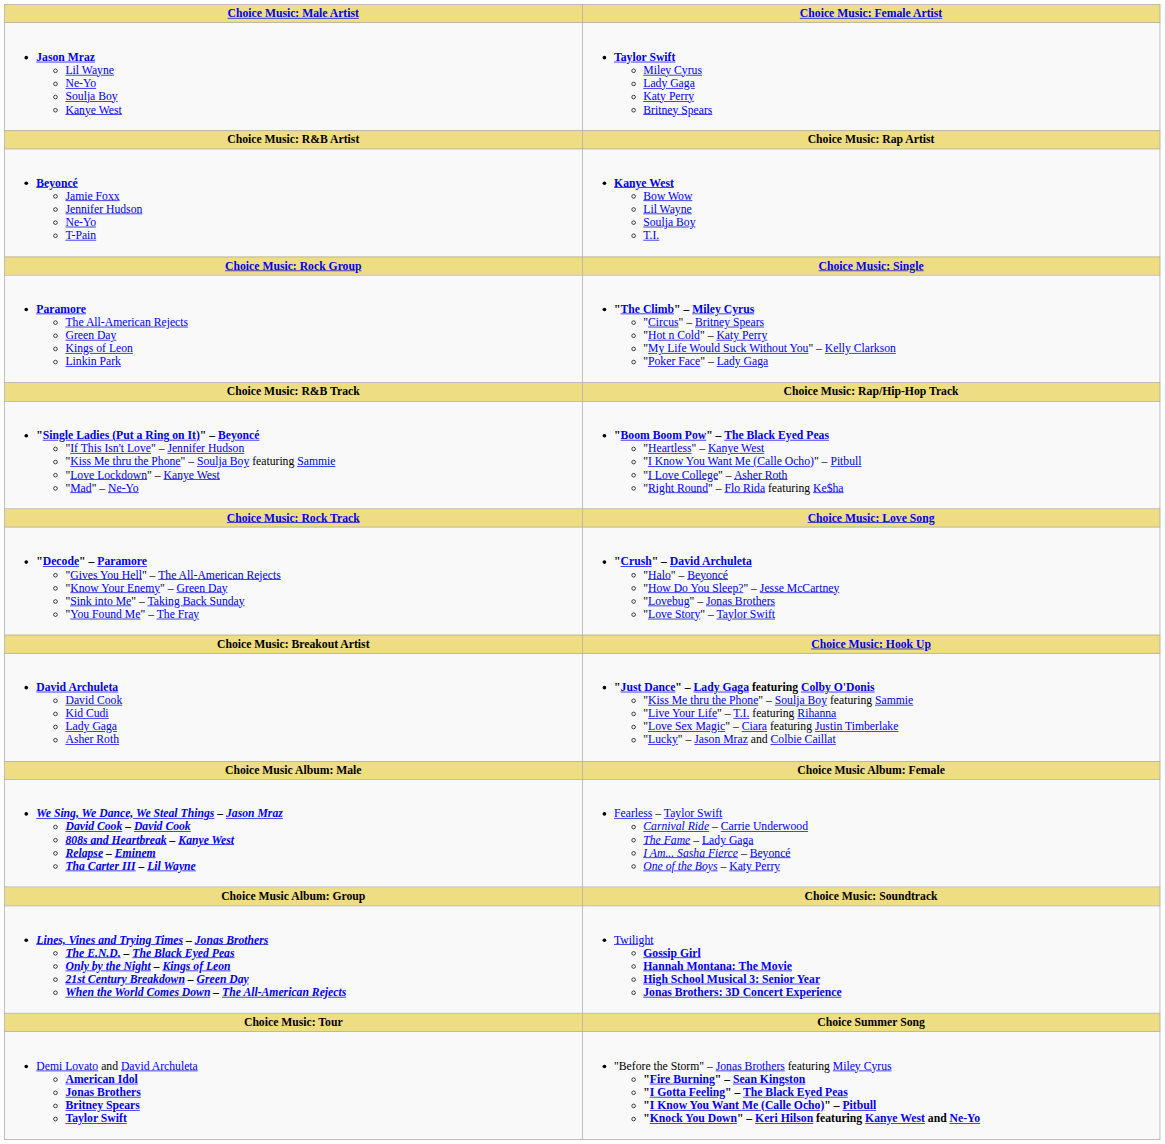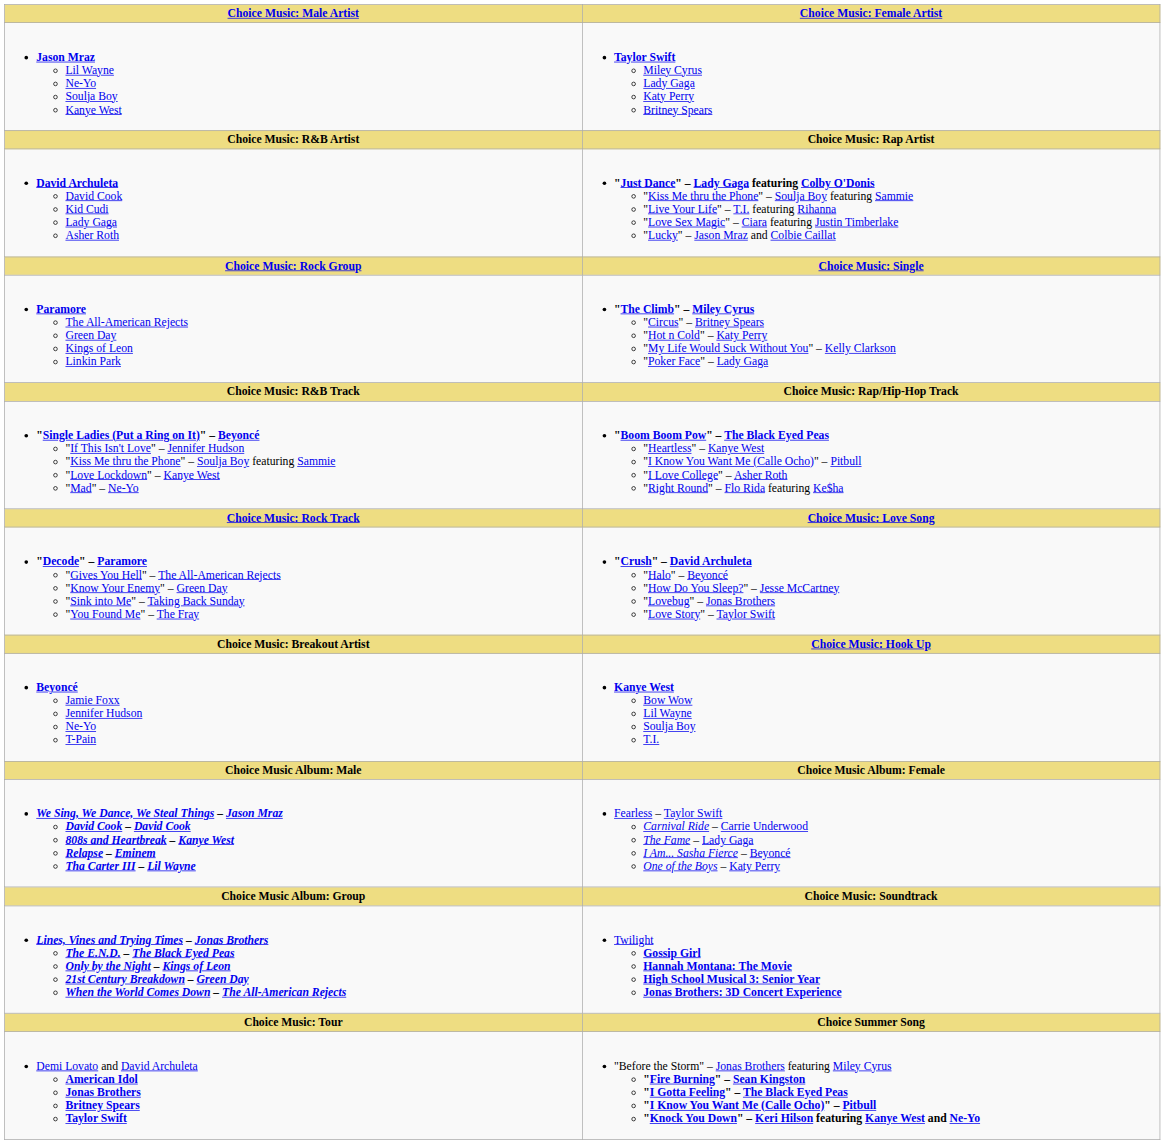rows swapped: (293, 209) <-> (293, 714)
